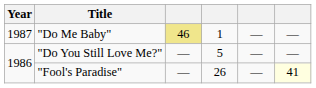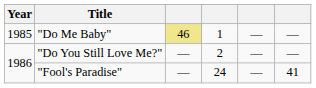(20, 33) 1987 -> (20, 33) 1985
(220, 53) 5 -> (220, 53) 2
(220, 72) 26 -> (220, 72) 24
(293, 72) lightyellow background -> (293, 72) no background
